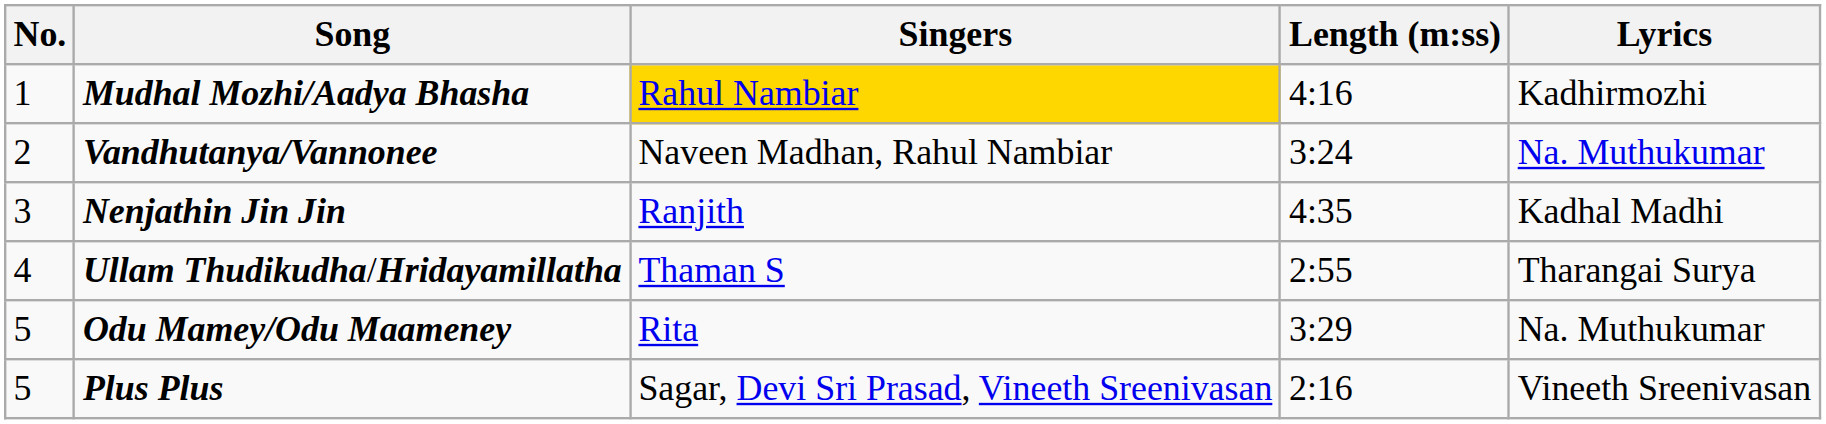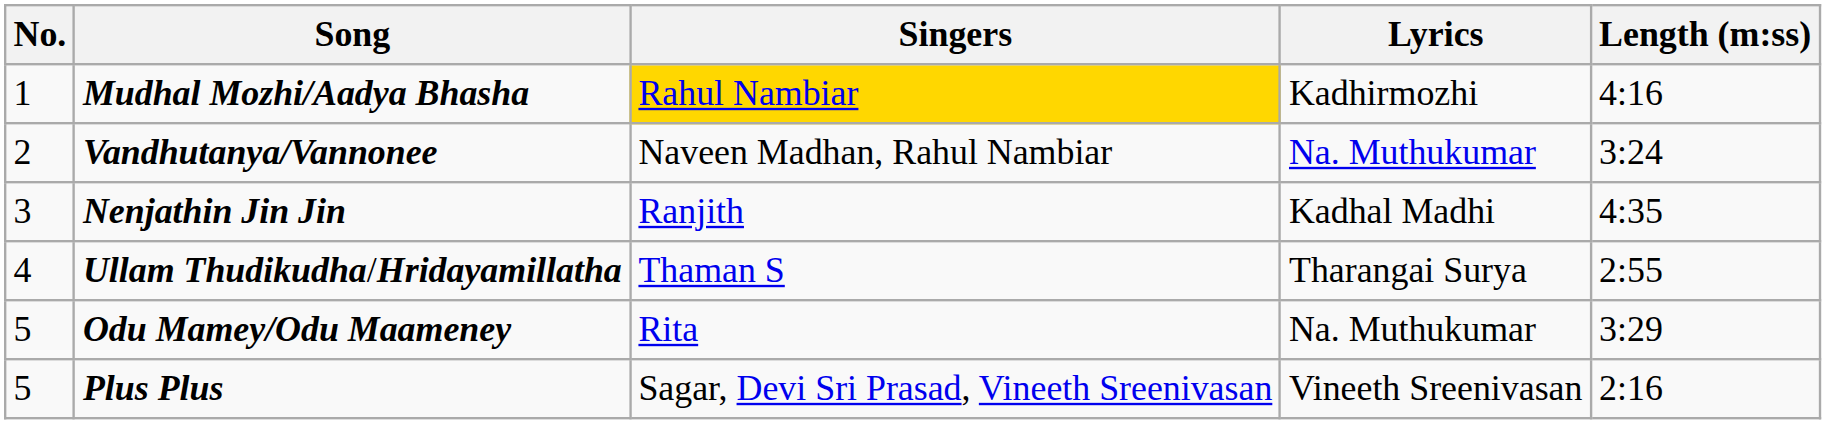columns swapped: (1664, 34) <-> (1395, 34)
